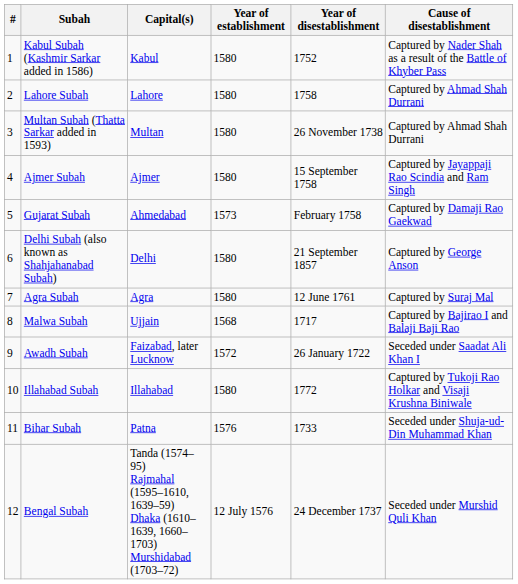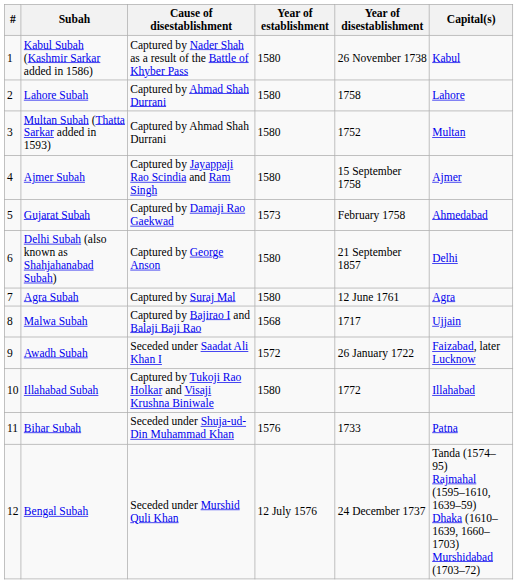columns swapped: (169, 20) <-> (449, 20)
(305, 57) 1752 -> (382, 57) 26 November 1738
(338, 133) 26 November 1738 -> (349, 133) 1752
